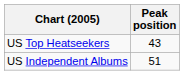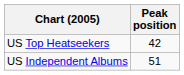(155, 43) 43 -> (155, 43) 42
